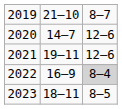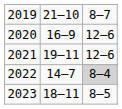(61, 34) 14–7 -> (61, 34) 16–9
(61, 74) 16–9 -> (61, 74) 14–7
